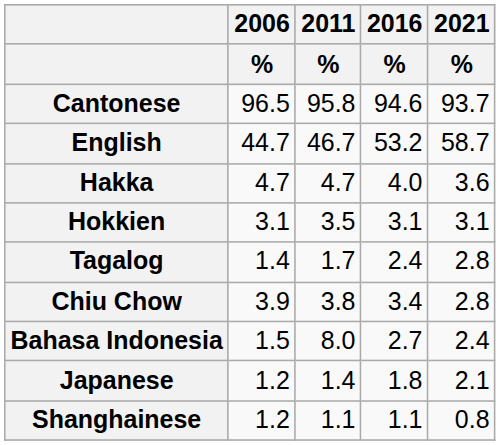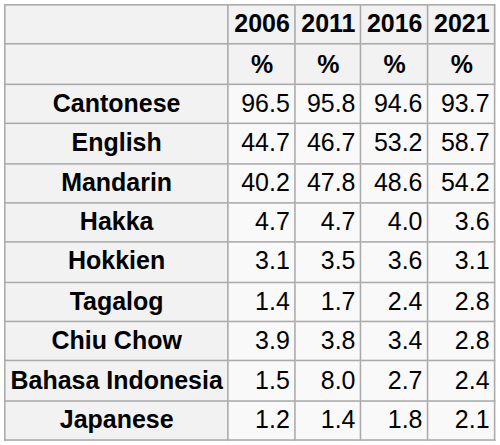+ row: (117, 182)
(405, 222) 3.1 -> (405, 261) 3.6
- row: (117, 420)
